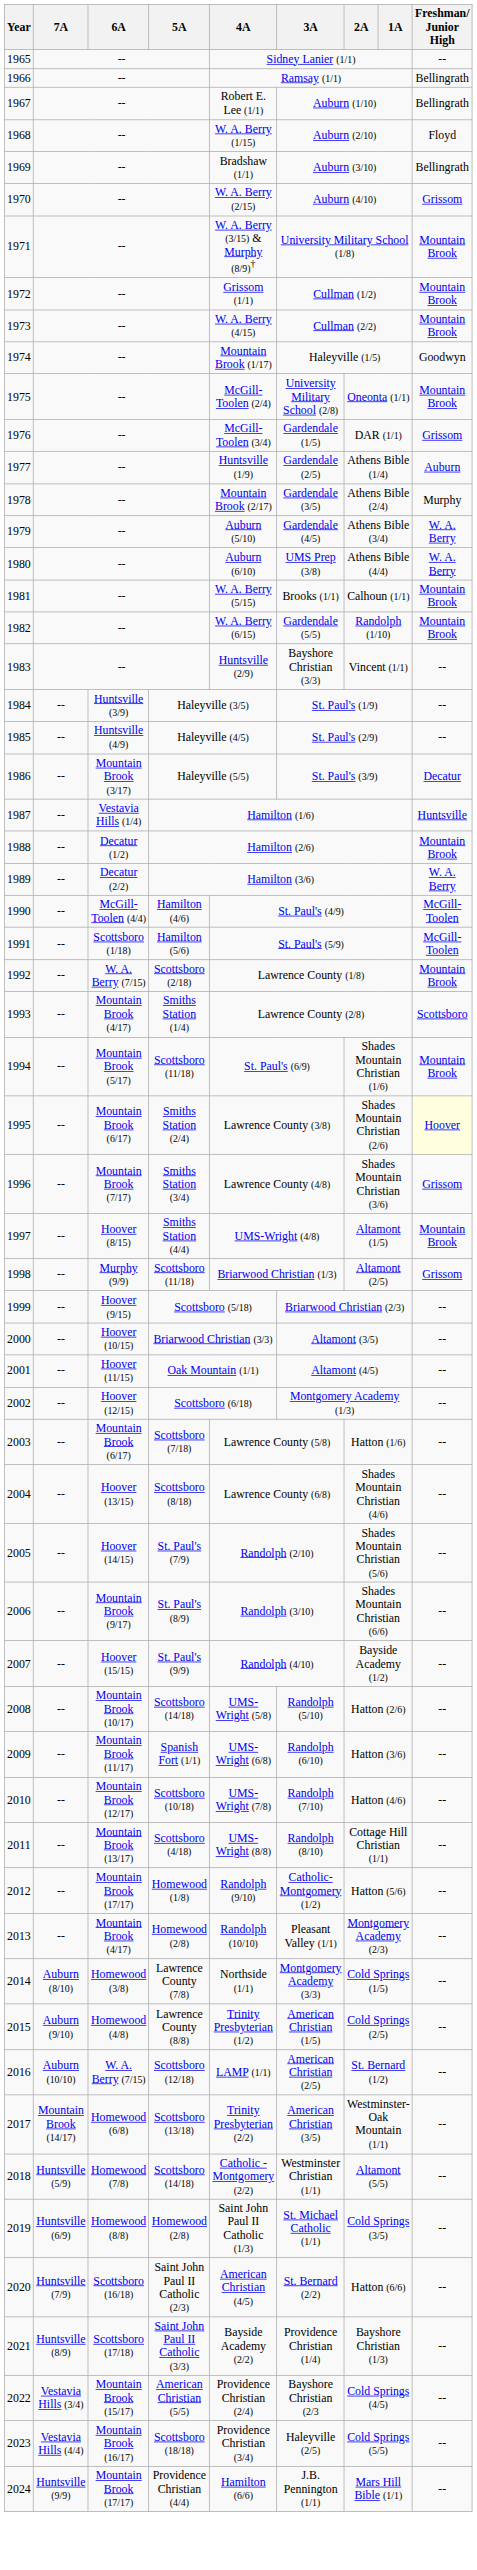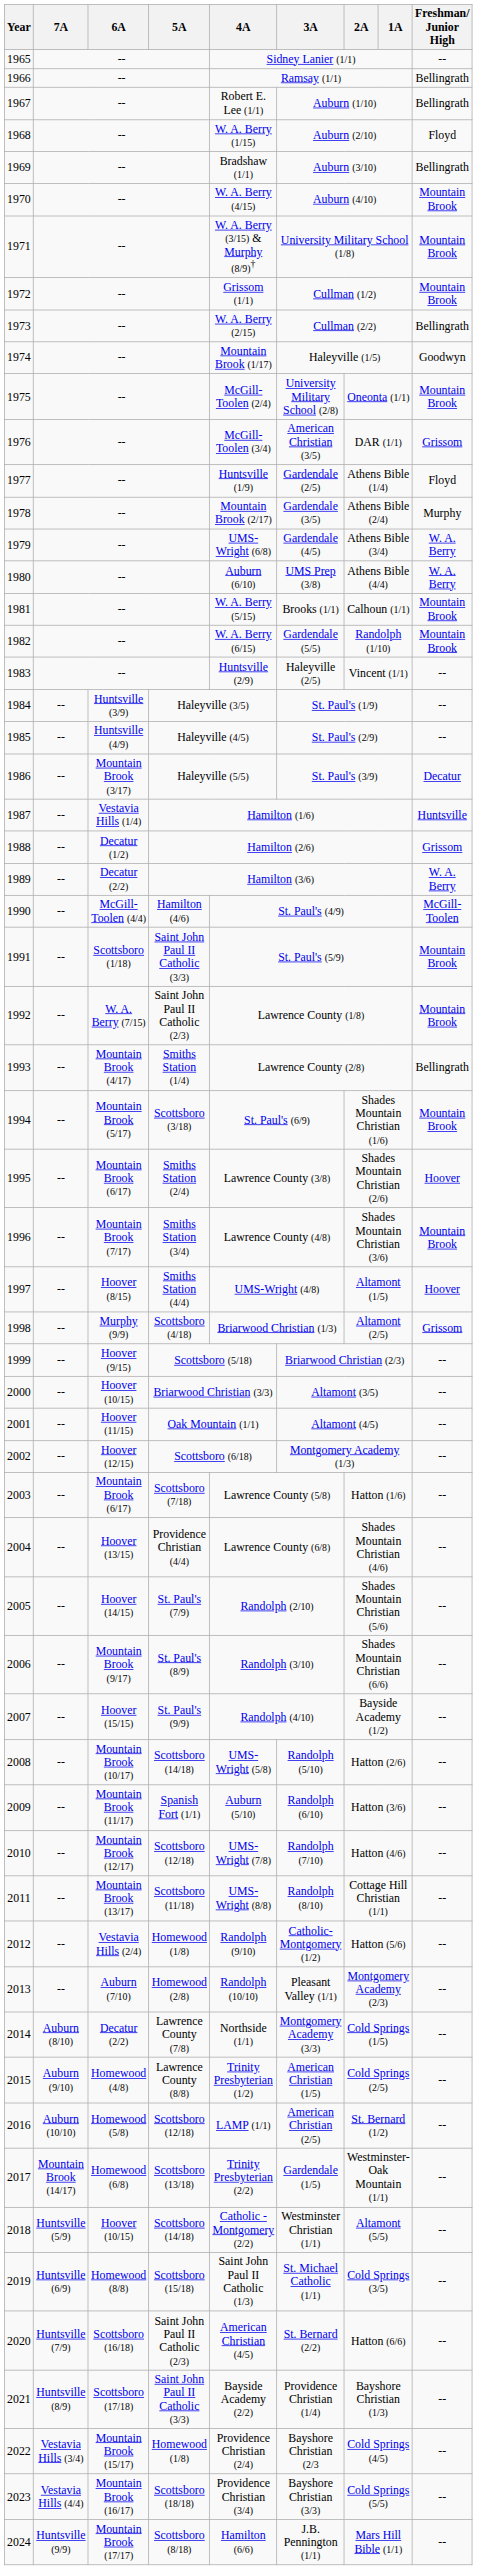(243, 199) W. A. Berry (2/15) -> (243, 199) W. A. Berry (4/15)
(442, 199) Grissom -> (442, 199) Mountain Brook
(243, 325) W. A. Berry (4/15) -> (243, 325) W. A. Berry (2/15)
(442, 325) Mountain Brook -> (442, 325) Bellingrath
(311, 435) Gardendale (1/5) -> (311, 442) American Christian (3/5)
(442, 467) Auburn -> (442, 480) Floyd
(243, 531) Auburn (5/10) -> (243, 545) UMS-Wright (6/8)
(311, 666) Bayshore Christian (3/3) -> (311, 673) Haleyville (2/5)
(442, 847) Mountain Brook -> (442, 847) Grissom
(179, 943) Hamilton (5/6) -> (179, 956) Saint John Paul II Catholic (3/3)
(442, 943) McGill-Toolen -> (442, 956) Mountain Brook
(179, 975) Scottsboro (2/18) -> (179, 1015) Saint John Paul II Catholic (2/3)
(442, 1014) Scottsboro -> (442, 1067) Bellingrath
(179, 1066) Scottsboro (11/18) -> (179, 1119) Scottsboro (3/18)
(442, 1125) lightyellow background -> (442, 1178) no background
(442, 1184) Grissom -> (442, 1237) Mountain Brook
(442, 1236) Mountain Brook -> (442, 1289) Hoover
(179, 1274) Scottsboro (11/18) -> (179, 1328) Scottsboro (4/18)
(179, 1494) Scottsboro (8/18) -> (179, 1547) Providence Christian (4/4)
(243, 1754) UMS-Wright (6/8) -> (243, 1807) Auburn (5/10)
(179, 1799) Scottsboro (10/18) -> (179, 1853) Scottsboro (12/18)
(179, 1845) Scottsboro (4/18) -> (179, 1898) Scottsboro (11/18)
(119, 1890) Mountain Brook (17/17) -> (119, 1944) Vestavia Hills (2/4)
(119, 1936) Mountain Brook (4/17) -> (119, 1989) Auburn (7/10)
(119, 1981) Homewood (3/8) -> (119, 2034) Decatur (2/2)
(119, 2072) W. A. Berry (7/15) -> (119, 2125) Homewood (5/8)
(311, 2124) American Christian (3/5) -> (311, 2177) Gardendale (1/5)
(119, 2176) Homewood (7/8) -> (119, 2229) Hoover (10/15)
(179, 2228) Homewood (2/8) -> (179, 2281) Scottsboro (15/18)
(179, 2398) American Christian (5/5) -> (179, 2451) Homewood (1/8)
(311, 2443) Haleyville (2/5) -> (311, 2496) Bayshore Christian (3/3)
(179, 2489) Providence Christian (4/4) -> (179, 2542) Scottsboro (8/18)
